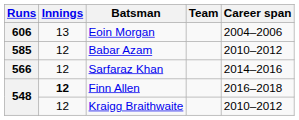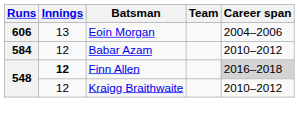(22, 50) 585 -> (22, 50) 584
- row: (126, 69)
(253, 87) no background -> (253, 69) lightgrey background
